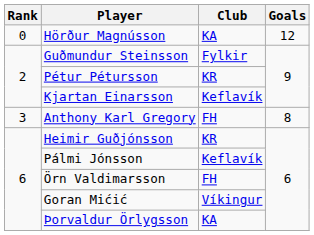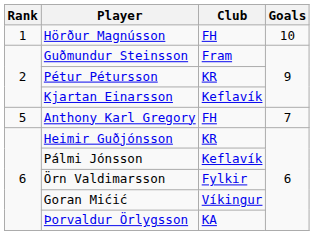(23, 35) 0 -> (23, 35) 1
(209, 35) KA -> (209, 35) FH
(287, 35) 12 -> (287, 35) 10
(224, 56) Fylkir -> (217, 56) Fram
(23, 118) 3 -> (23, 118) 5
(287, 118) 8 -> (287, 118) 7
(209, 179) FH -> (224, 179) Fylkir
